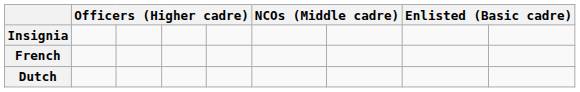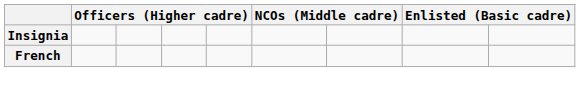- row: (38, 76)
